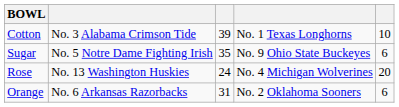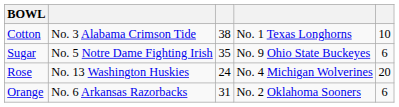(225, 33) 39 -> (225, 33) 38
